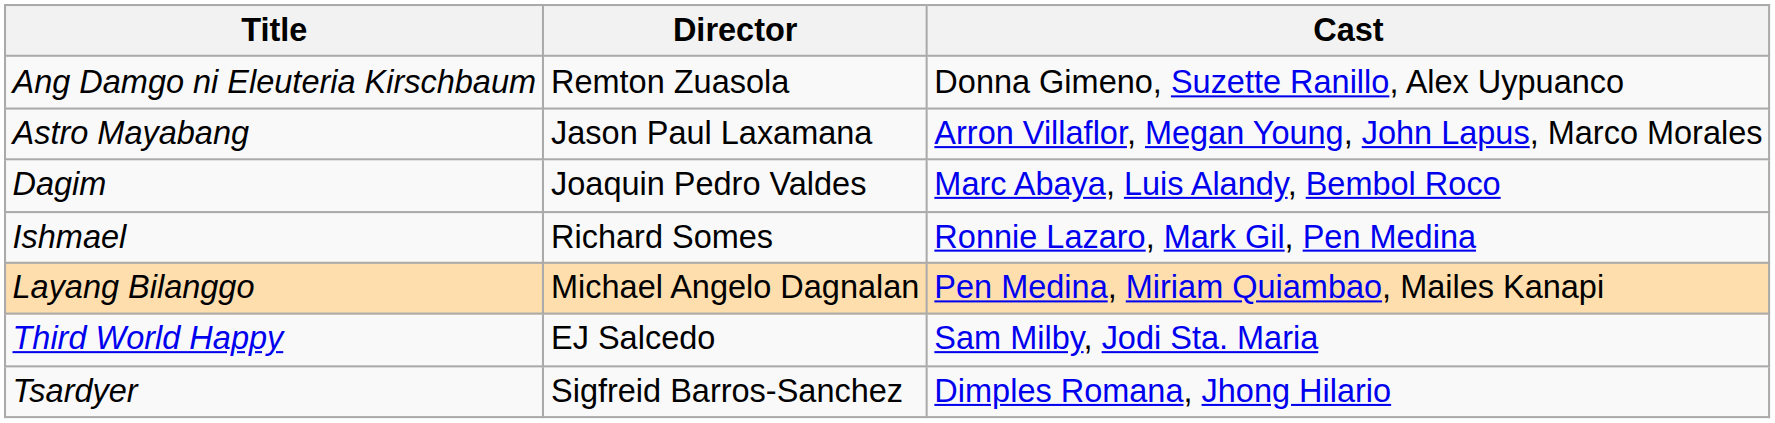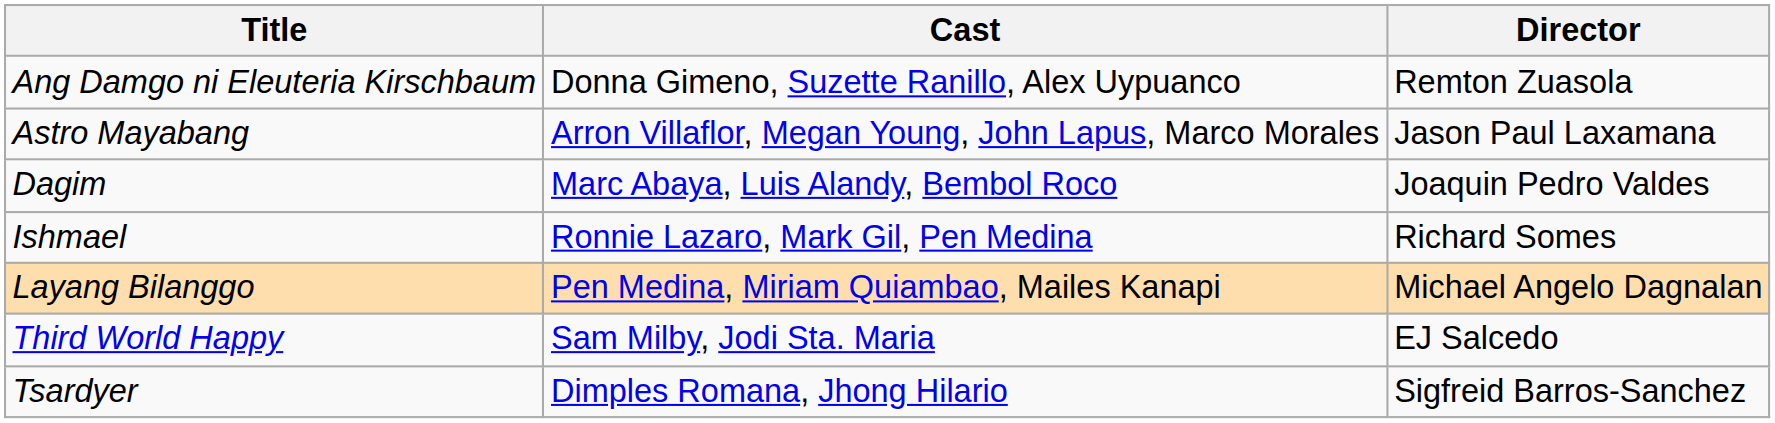columns swapped: (735, 30) <-> (1348, 30)
